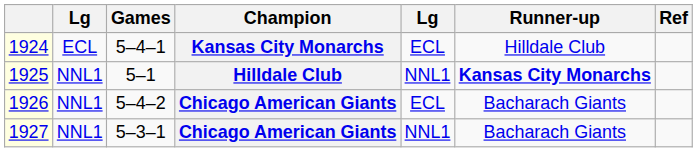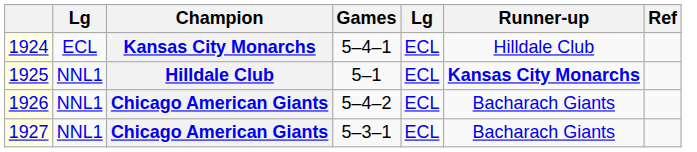columns swapped: (288, 18) <-> (141, 18)
(428, 75) NNL1 -> (422, 75) ECL
(428, 132) NNL1 -> (422, 132) ECL
